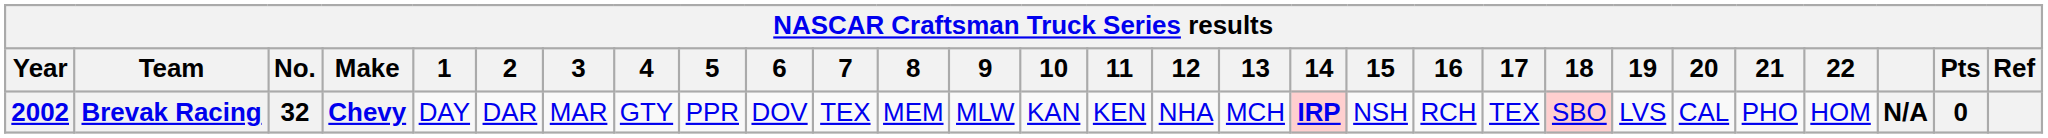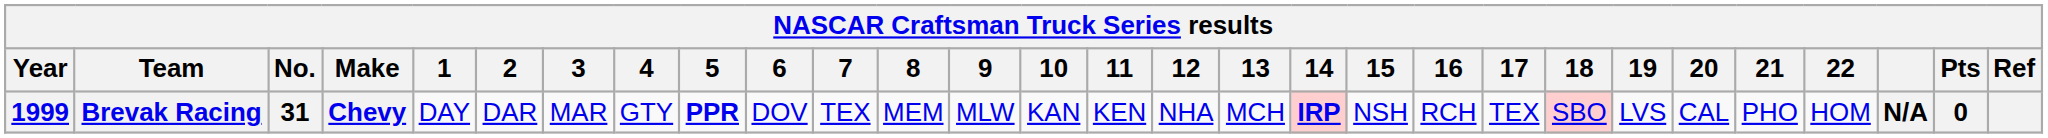(40, 112) 2002 -> (40, 112) 1999
(295, 112) 32 -> (295, 112) 31
(712, 112) normal -> (712, 112) bold
